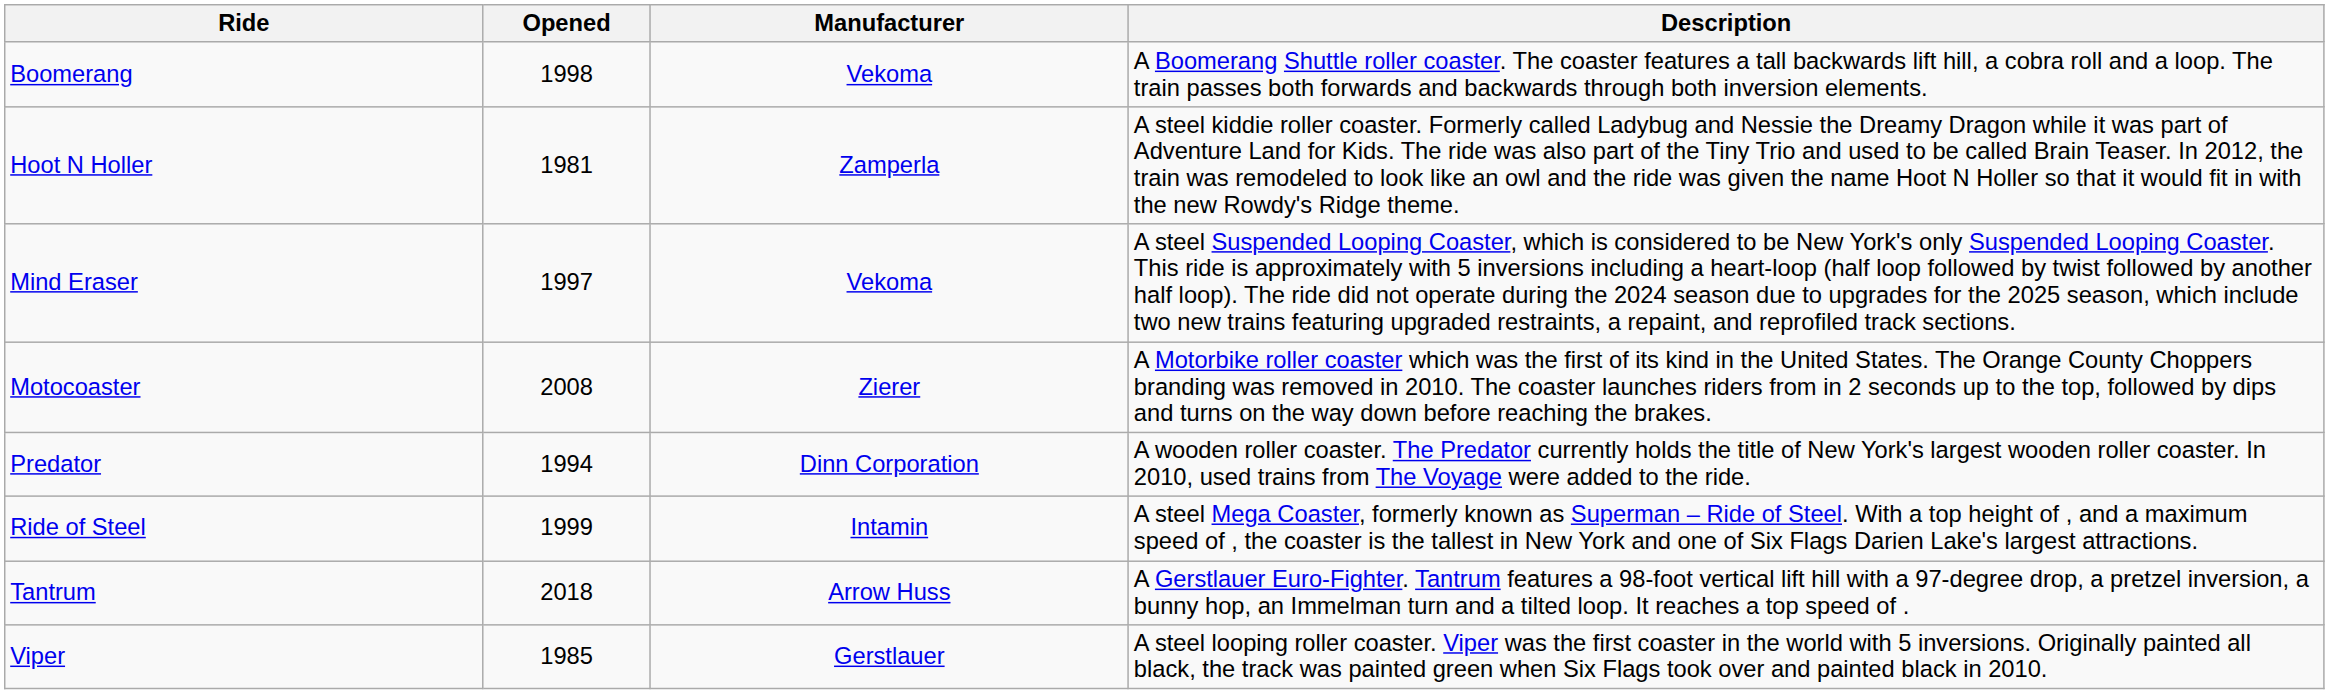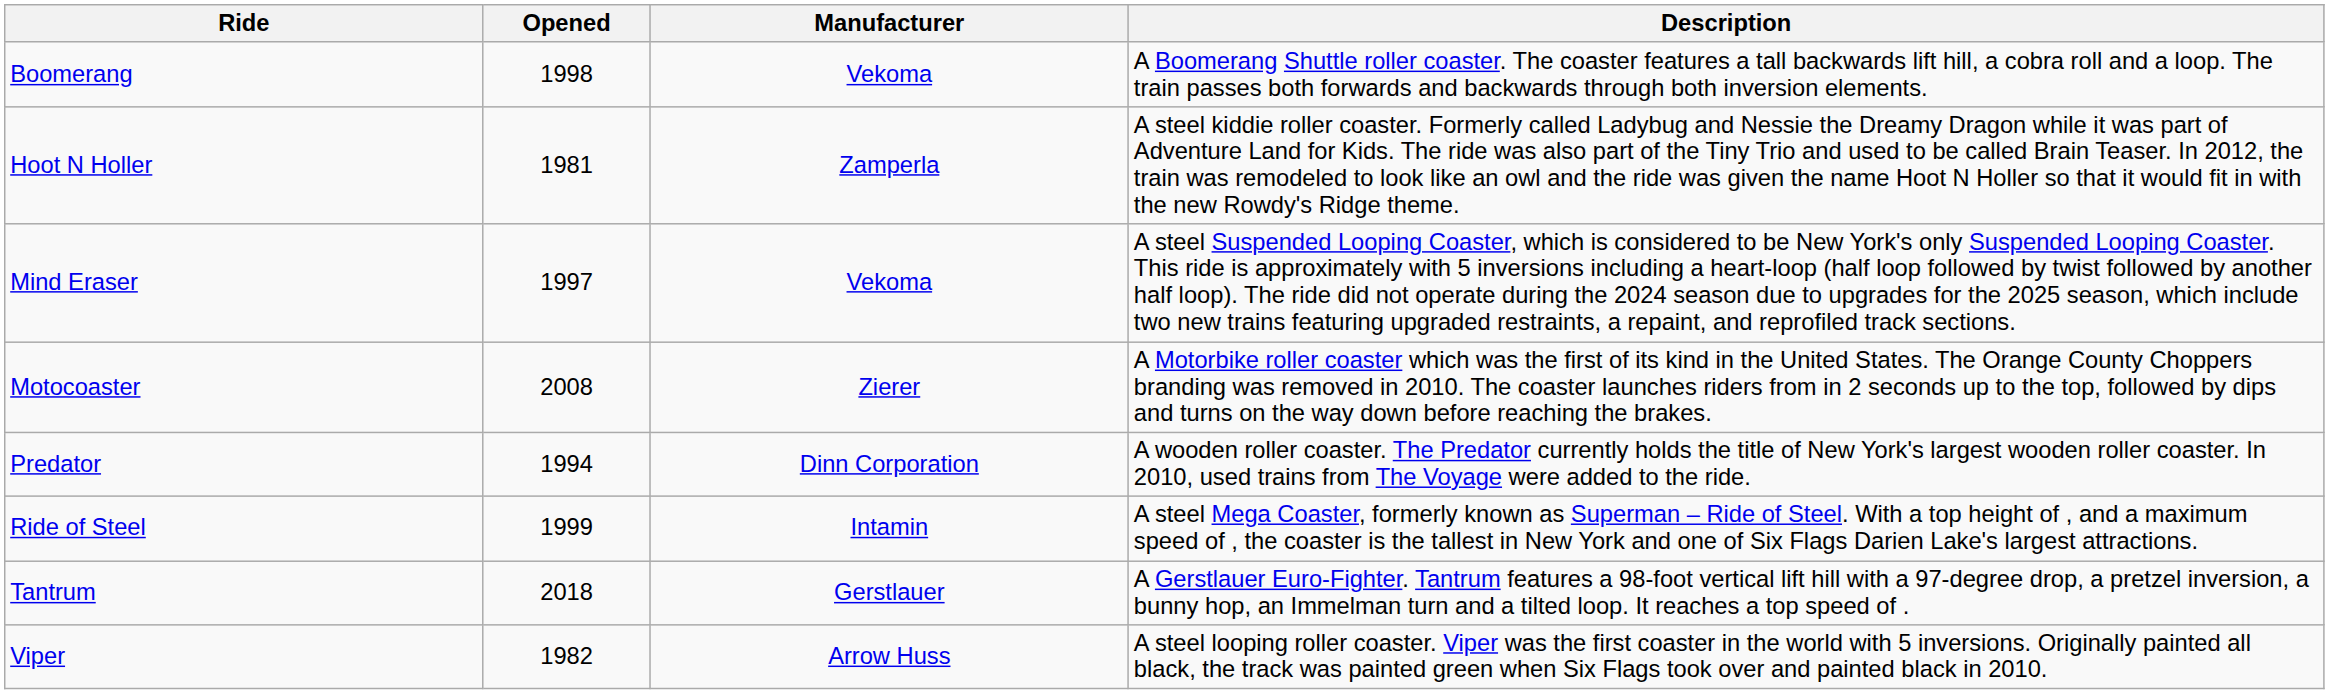(889, 592) Arrow Huss -> (889, 592) Gerstlauer
(567, 656) 1985 -> (567, 656) 1982
(889, 656) Gerstlauer -> (889, 656) Arrow Huss
